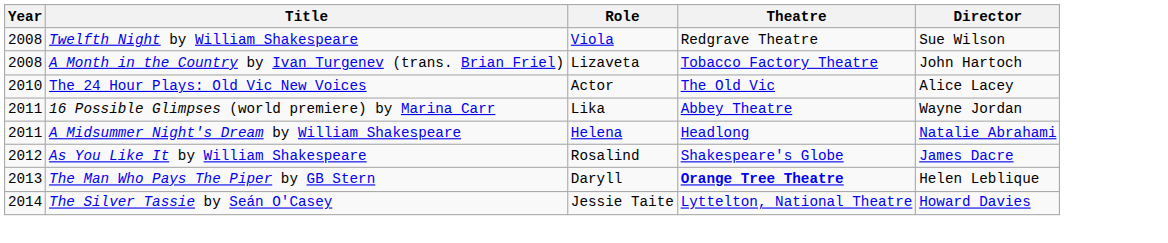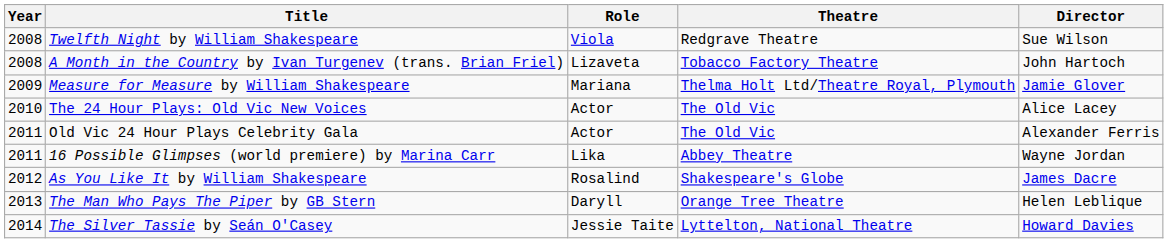+ row: (229, 86)
+ row: (204, 133)
- row: (255, 133)
(762, 179) bold -> (762, 203) normal
